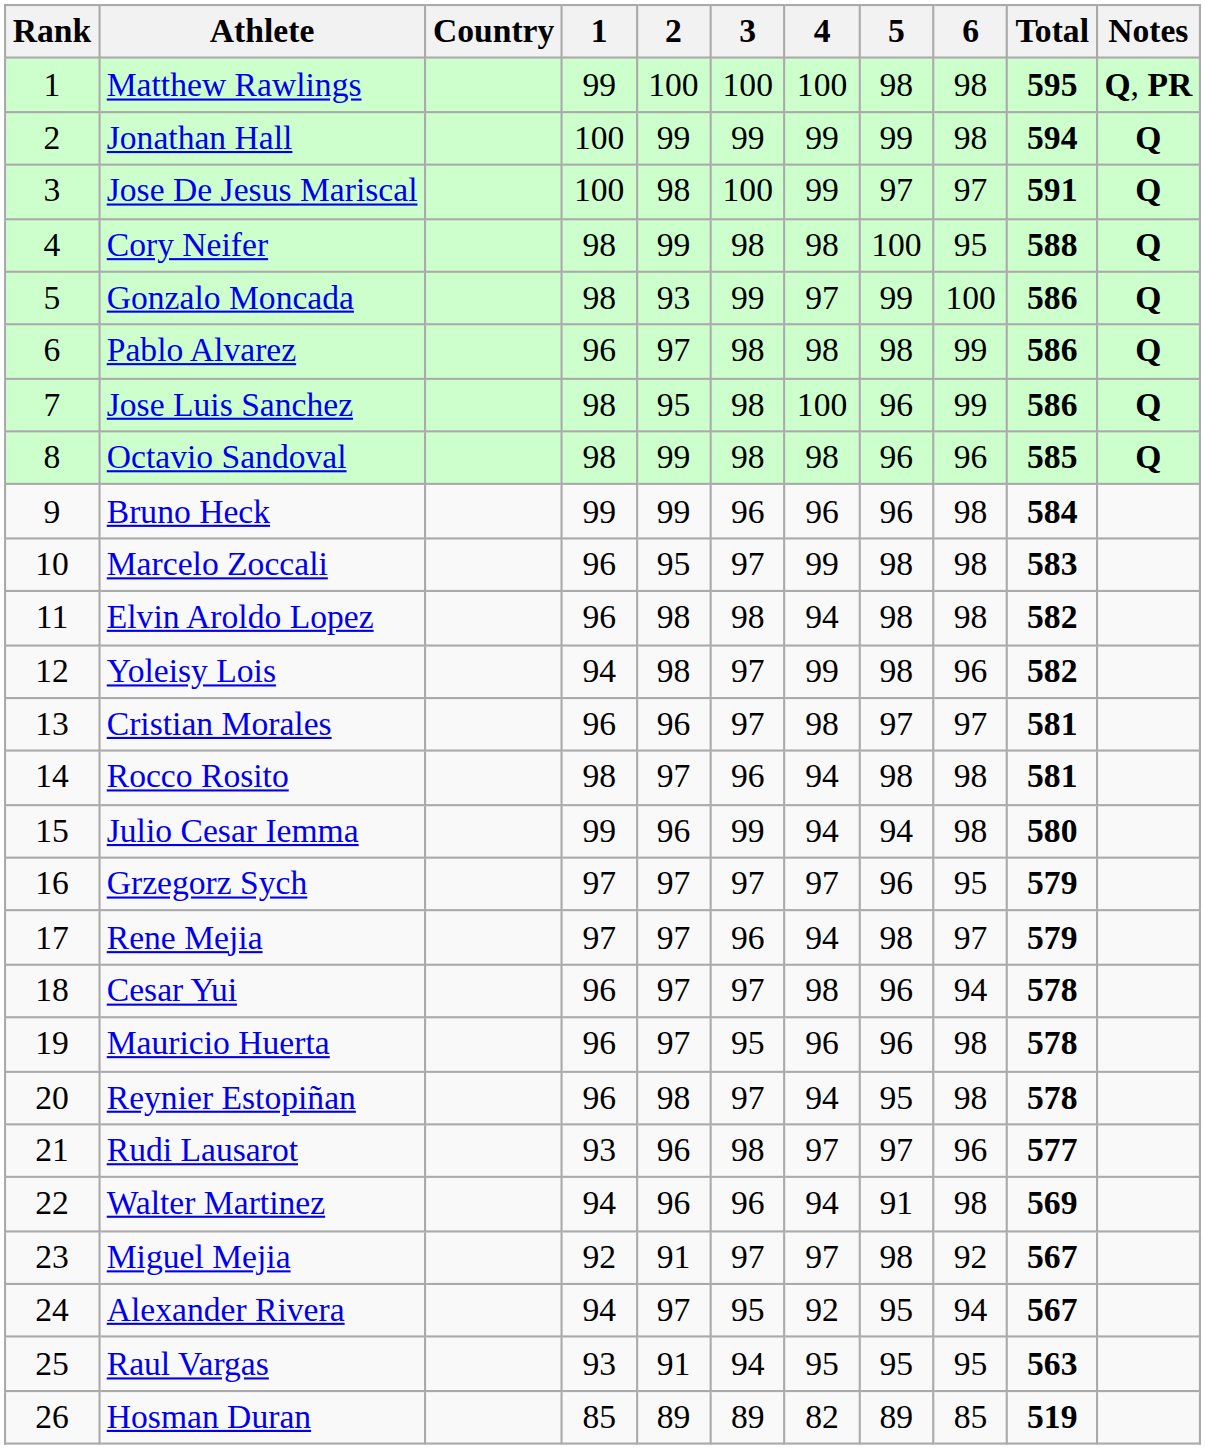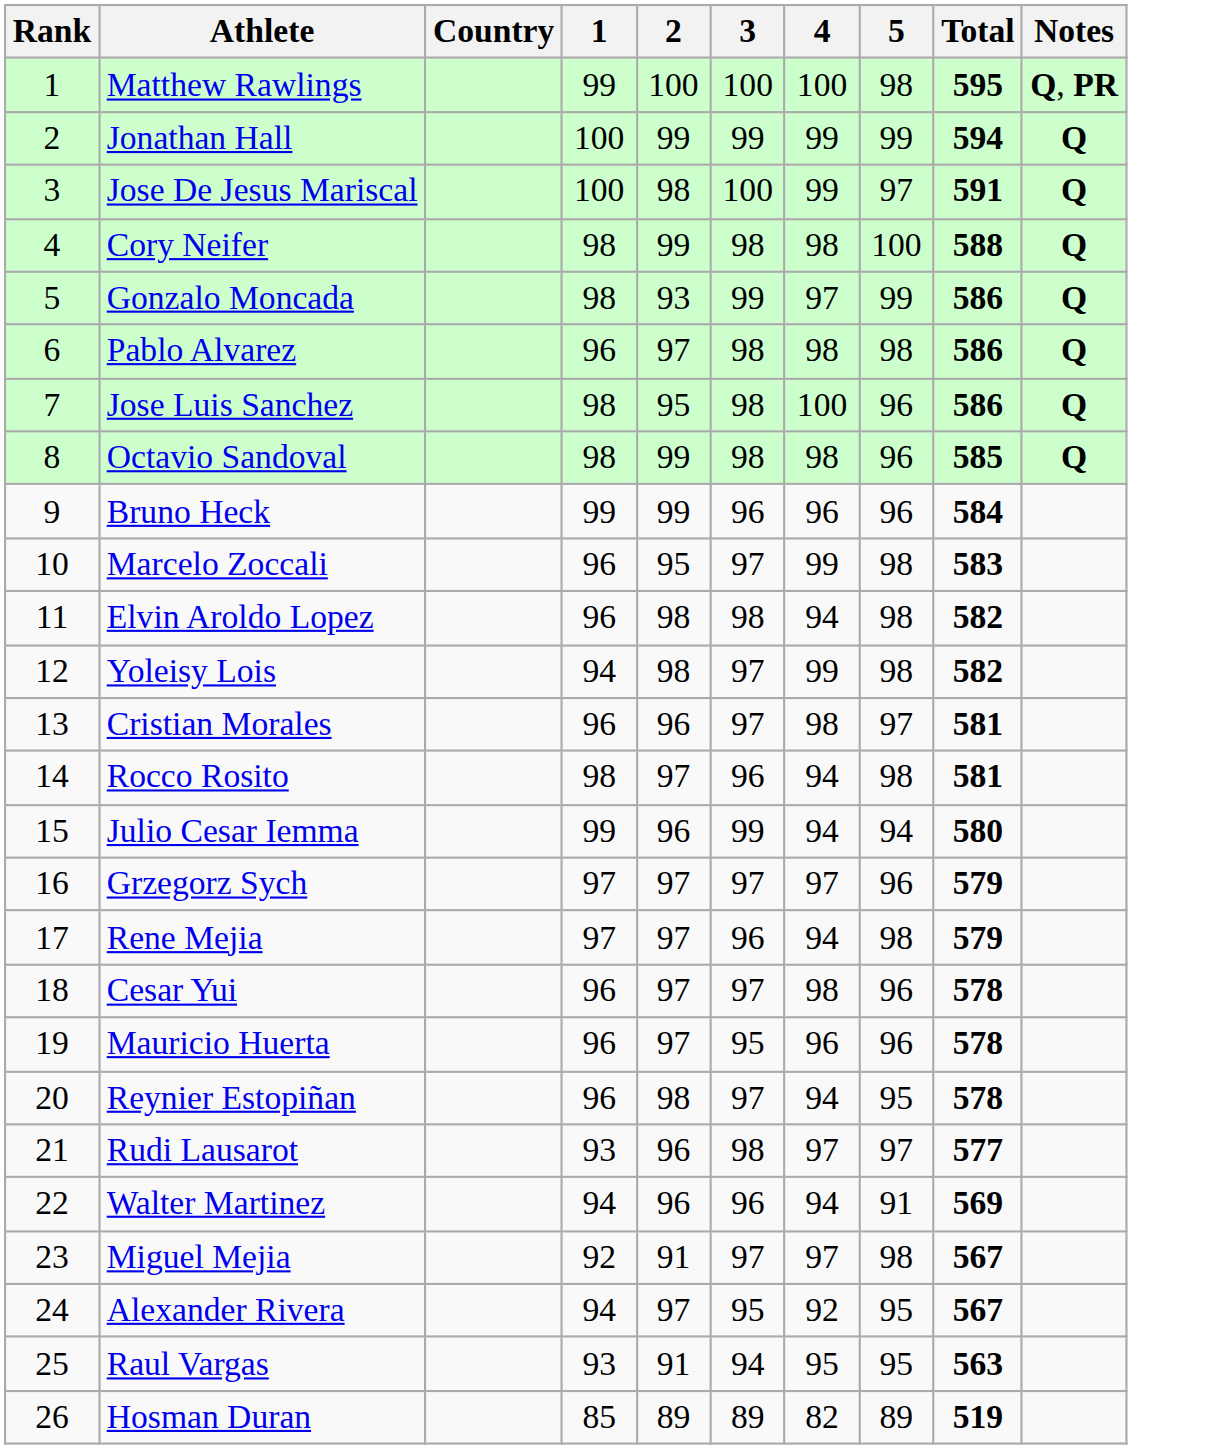- column: (971, 31)
